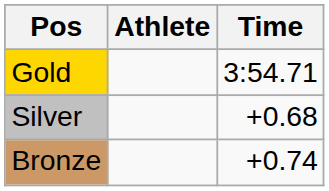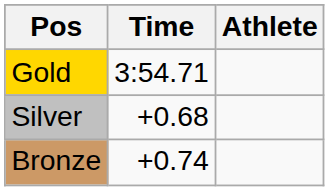columns swapped: (162, 26) <-> (270, 26)
